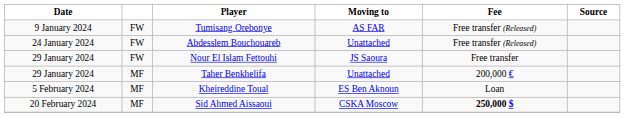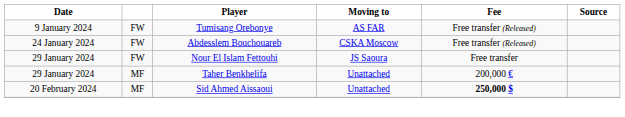(369, 43) Unattached -> (369, 43) CSKA Moscow
- row: (234, 89)
(369, 105) CSKA Moscow -> (369, 89) Unattached
